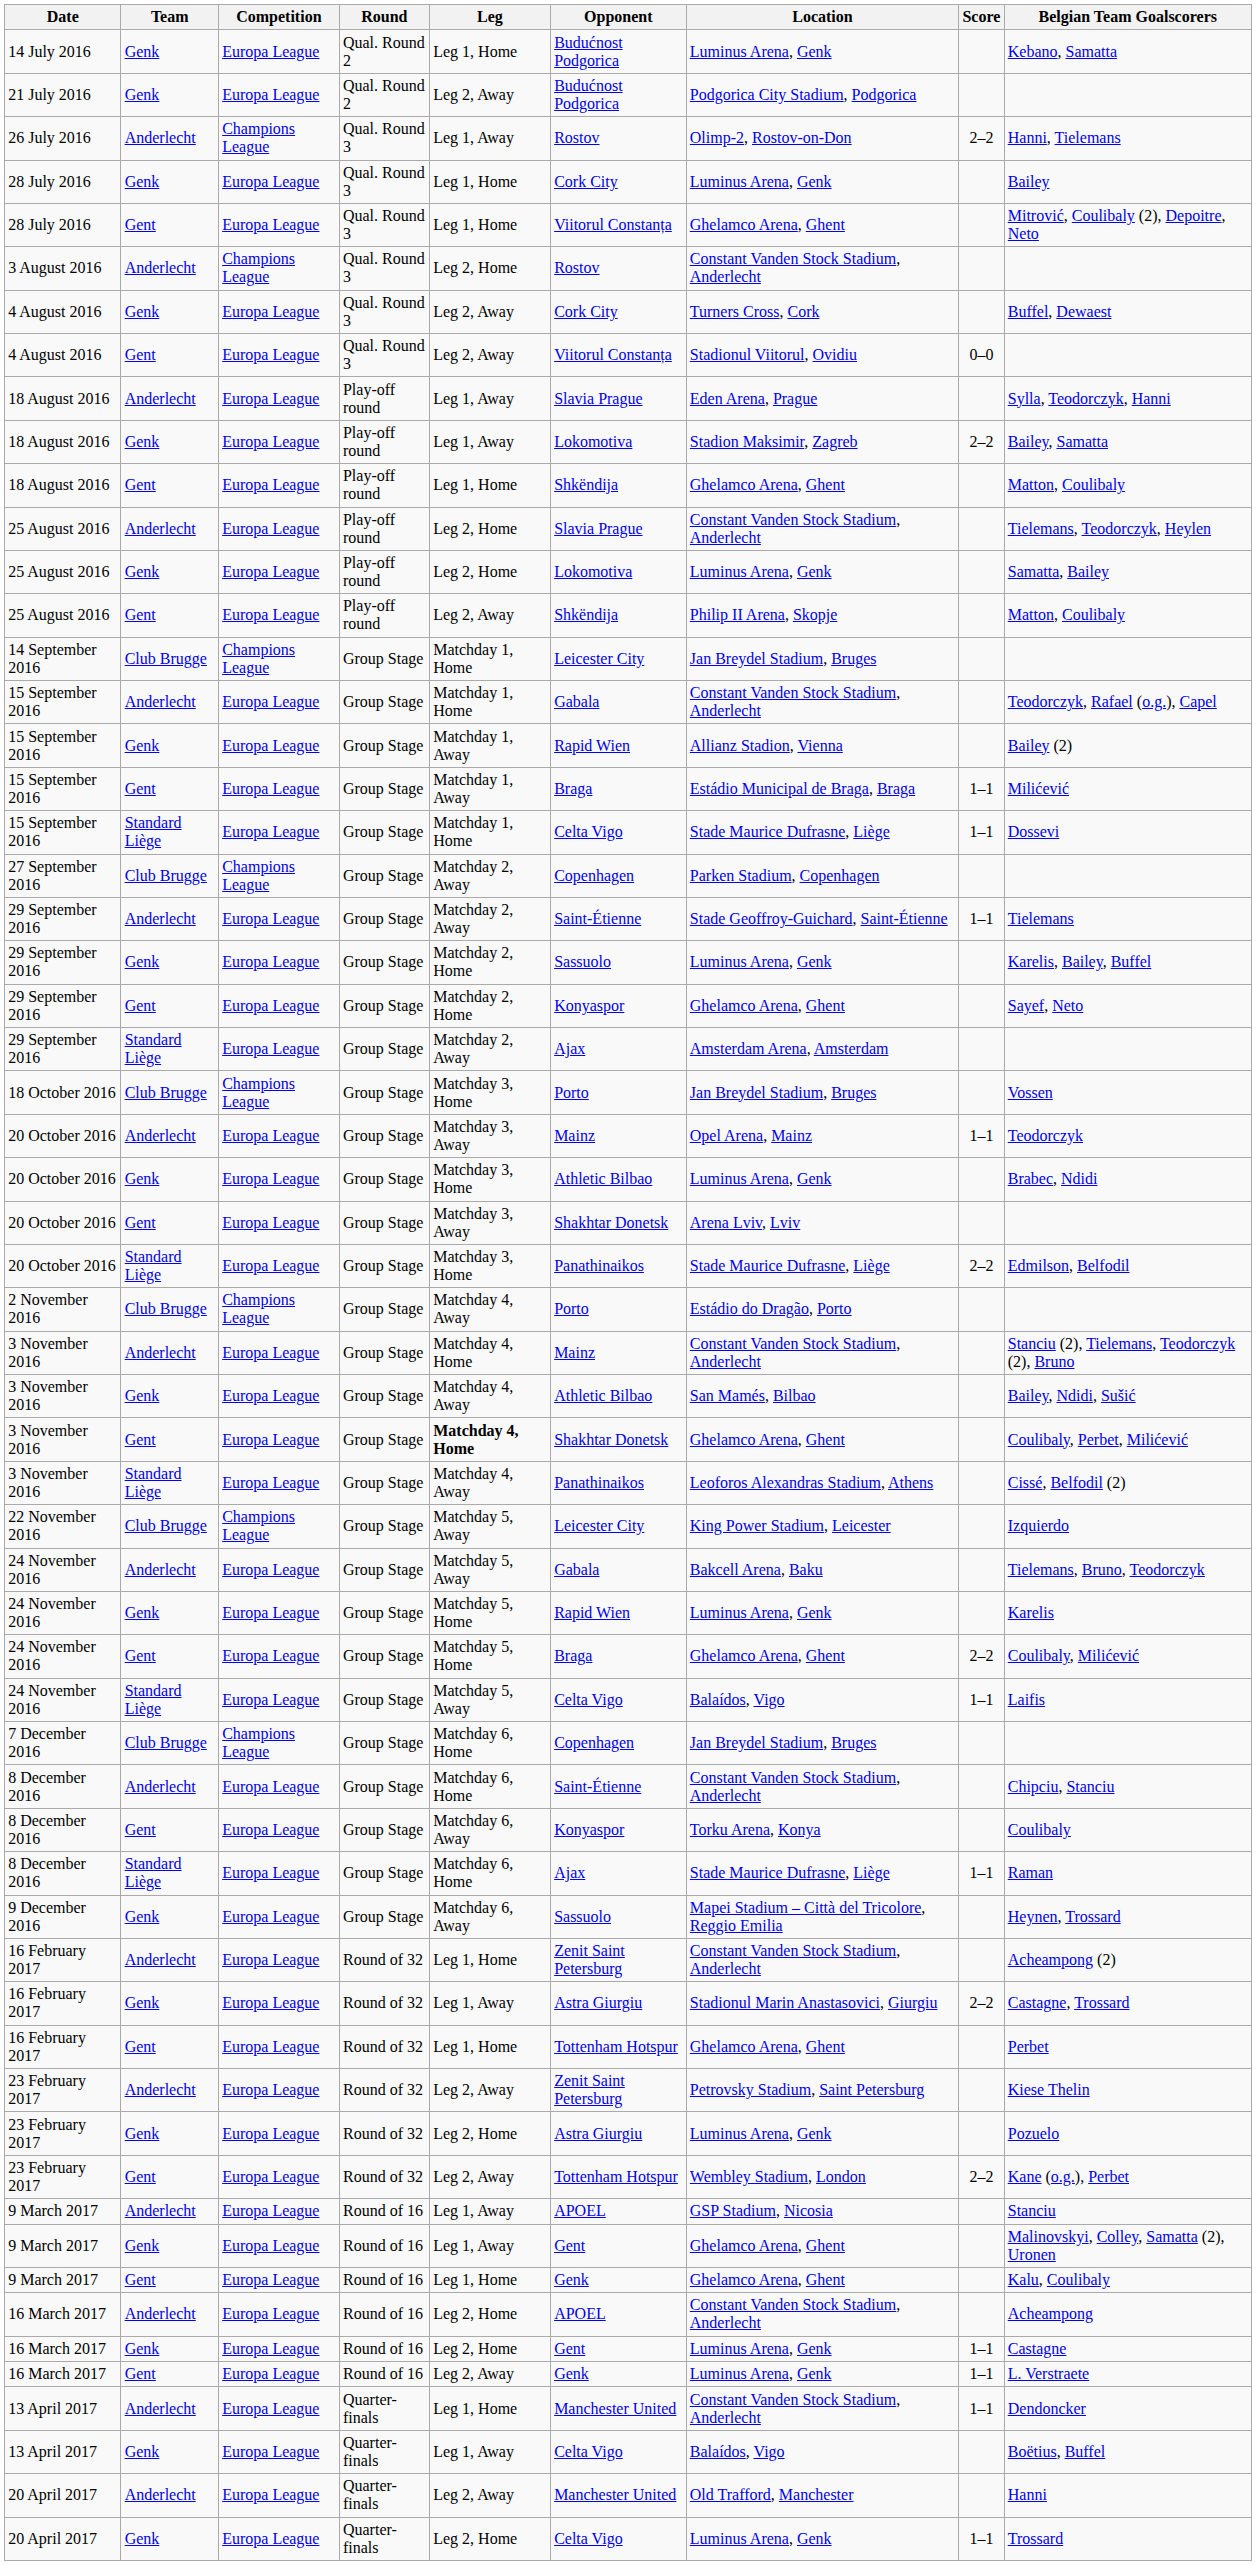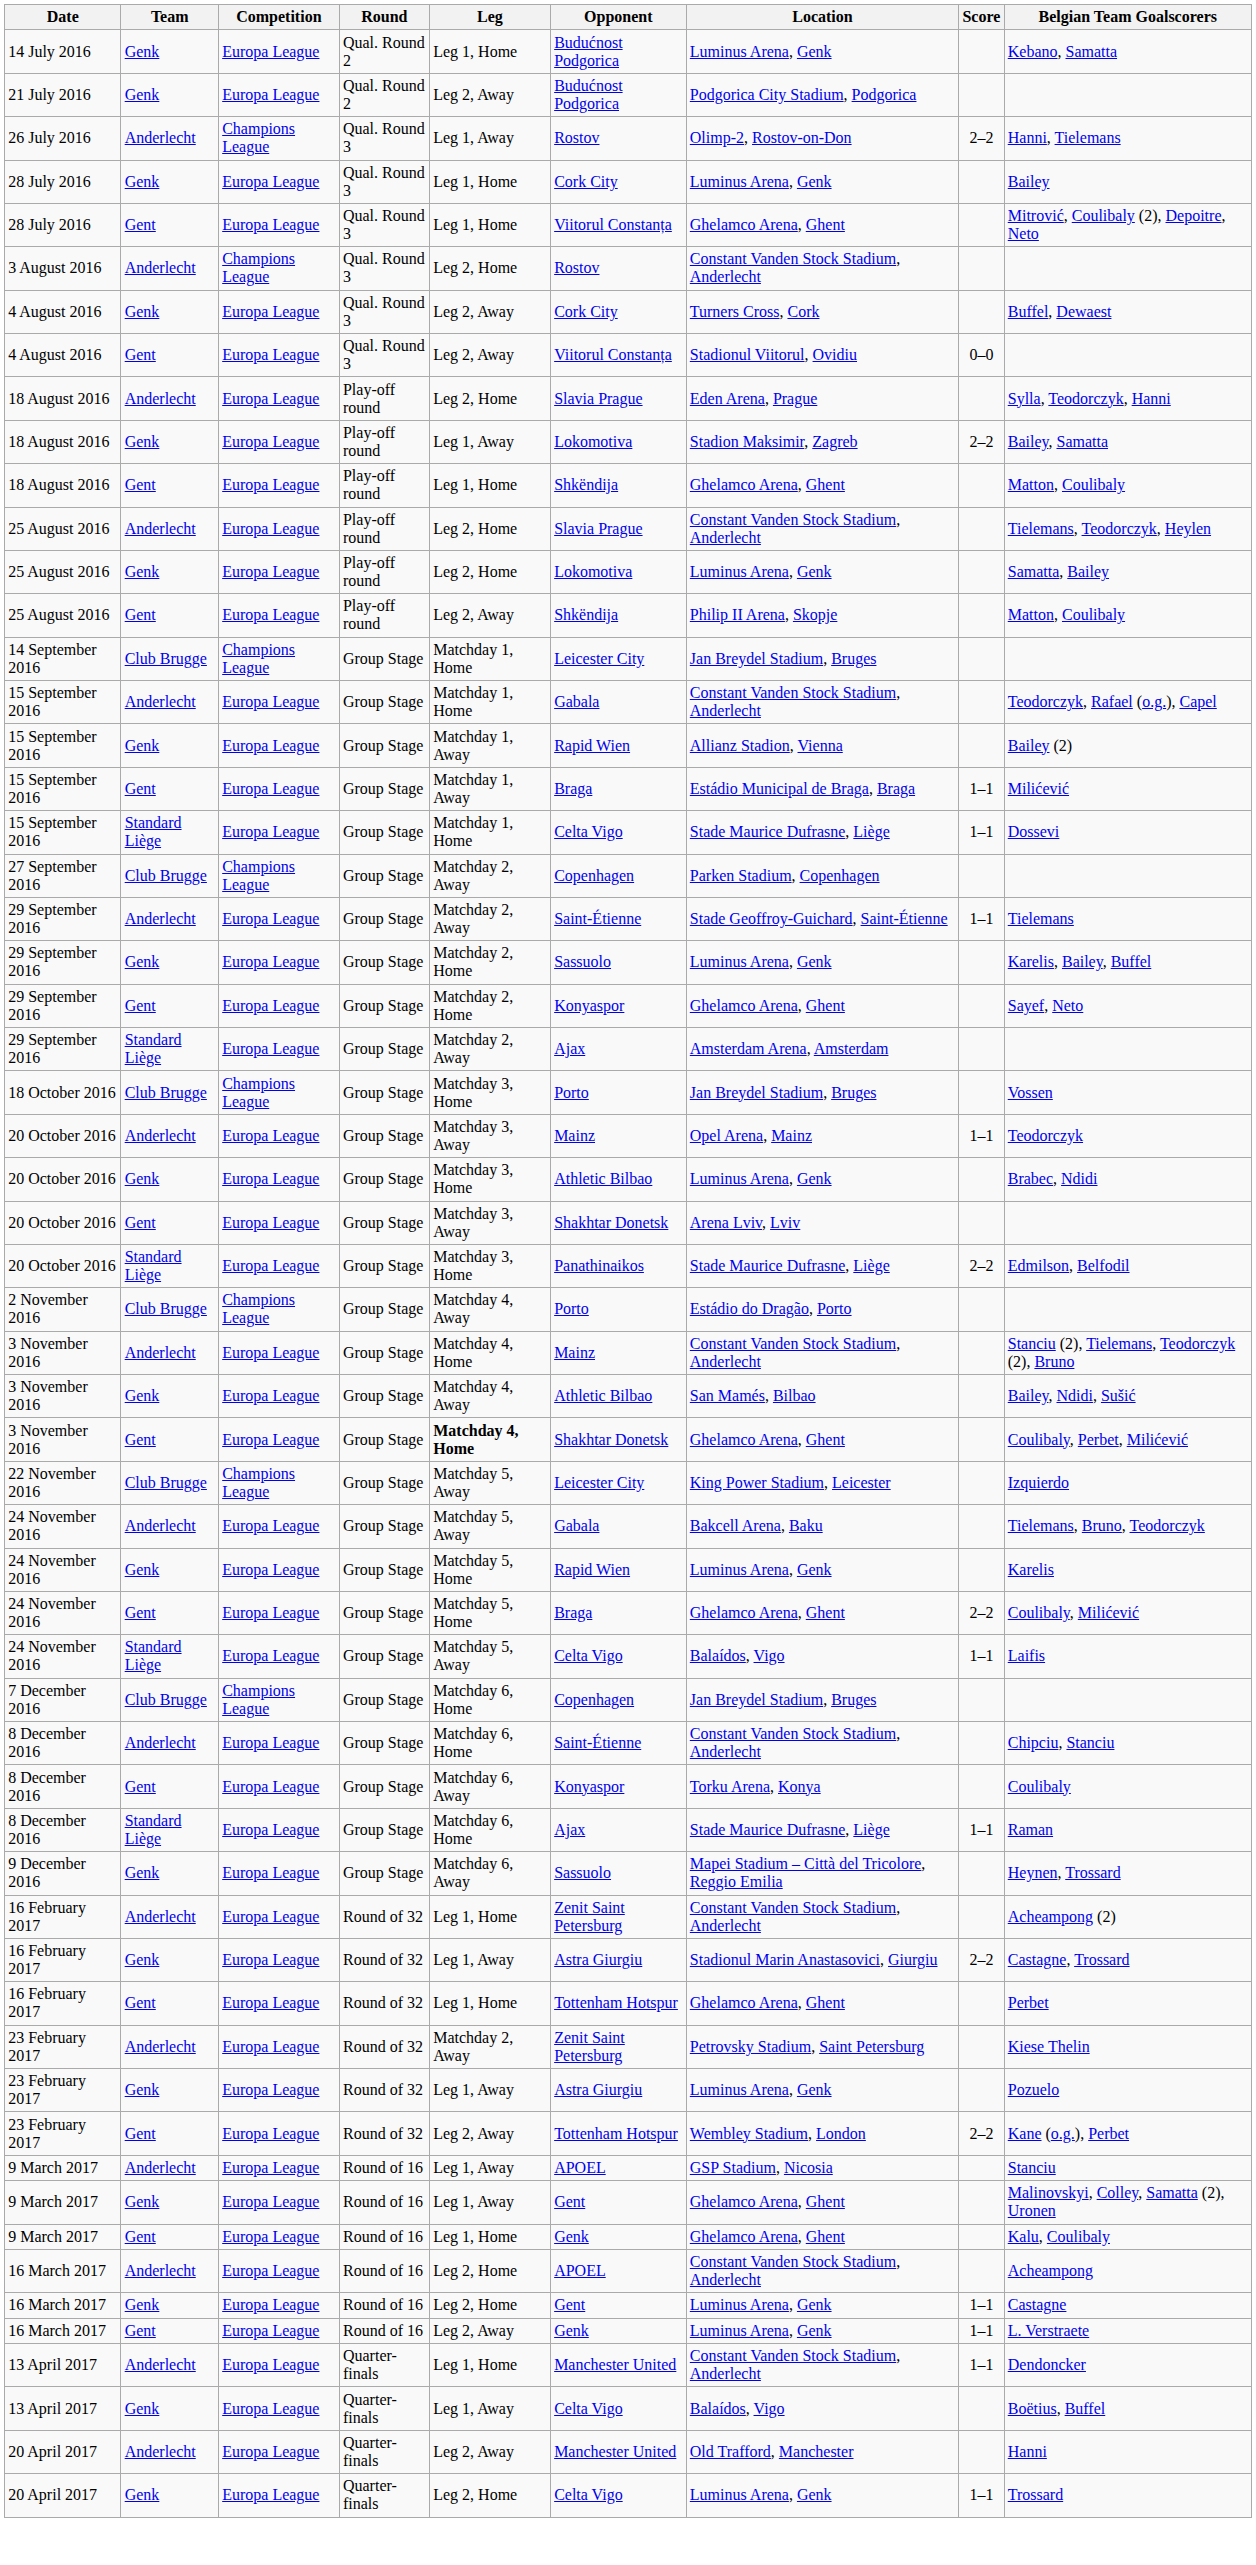(474, 398) Leg 1, Away -> (475, 398) Leg 2, Home
- row: (48, 1482)
(474, 2090) Leg 2, Away -> (473, 2046) Matchday 2, Away
(475, 2133) Leg 2, Home -> (474, 2090) Leg 1, Away
